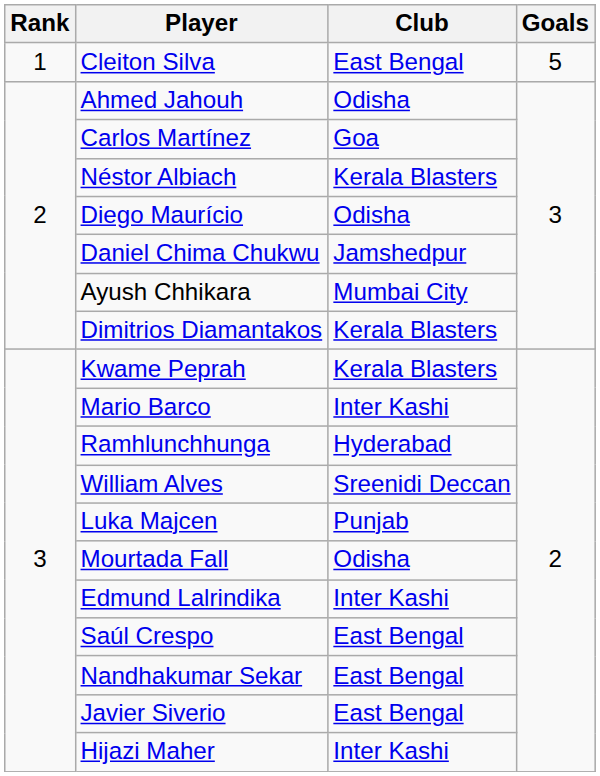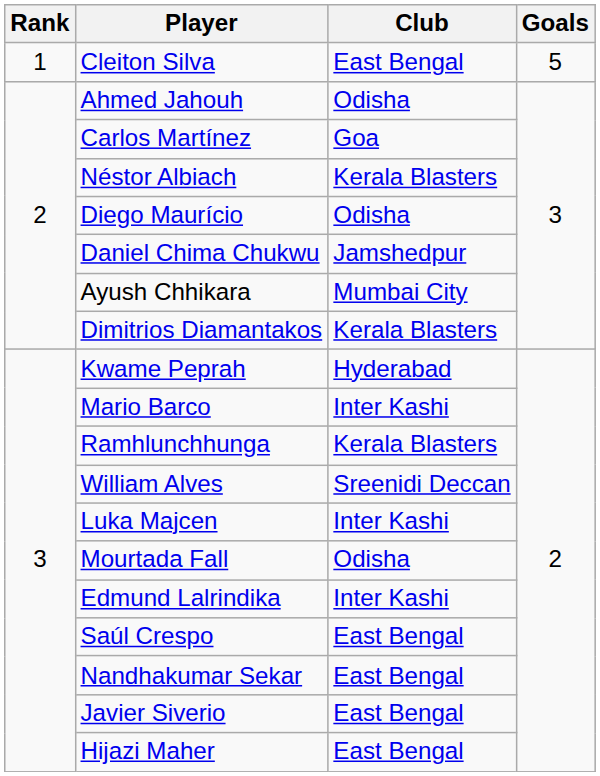(415, 368) Kerala Blasters -> (392, 368) Hyderabad
(392, 445) Hyderabad -> (415, 445) Kerala Blasters
(371, 521) Punjab -> (391, 521) Inter Kashi
(391, 751) Inter Kashi -> (398, 751) East Bengal
